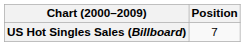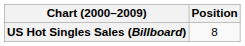(215, 32) 7 -> (215, 32) 8
